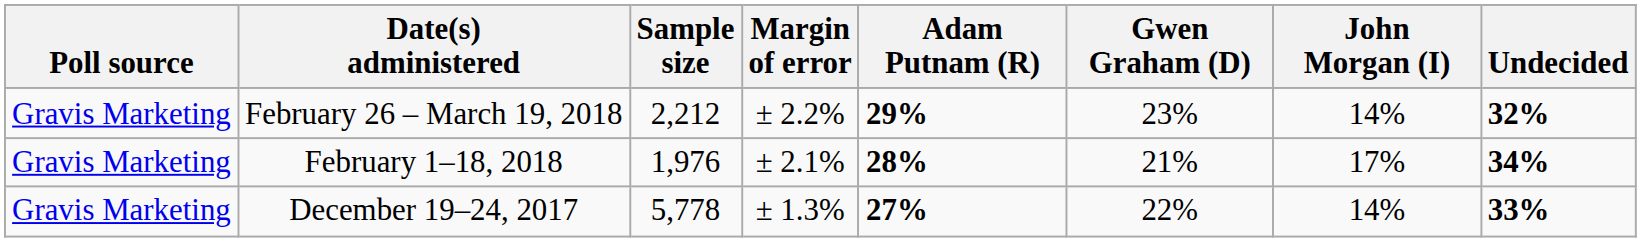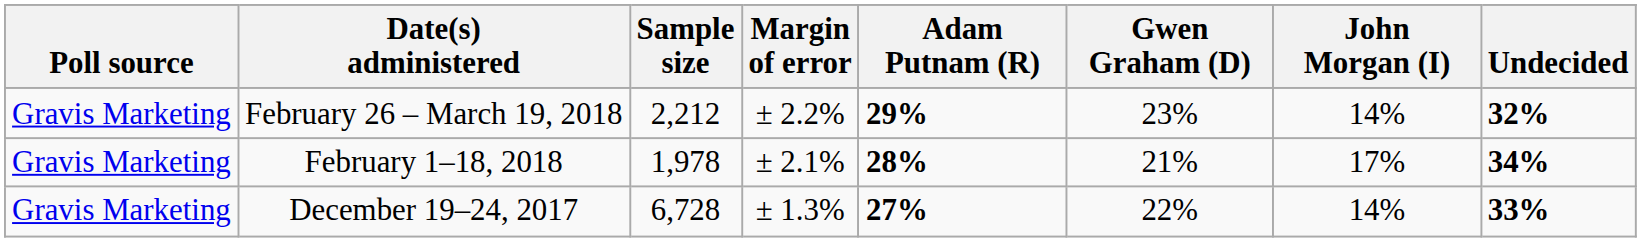(685, 161) 1,976 -> (685, 161) 1,978
(685, 210) 5,778 -> (685, 210) 6,728
